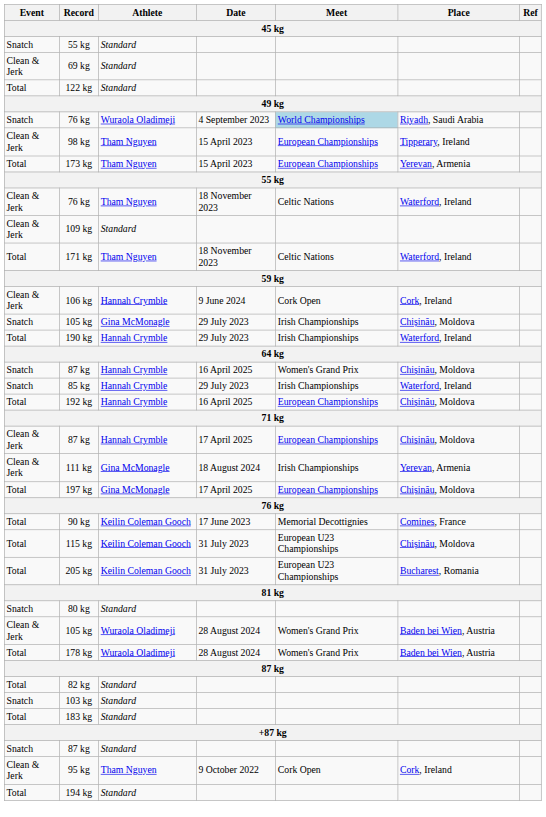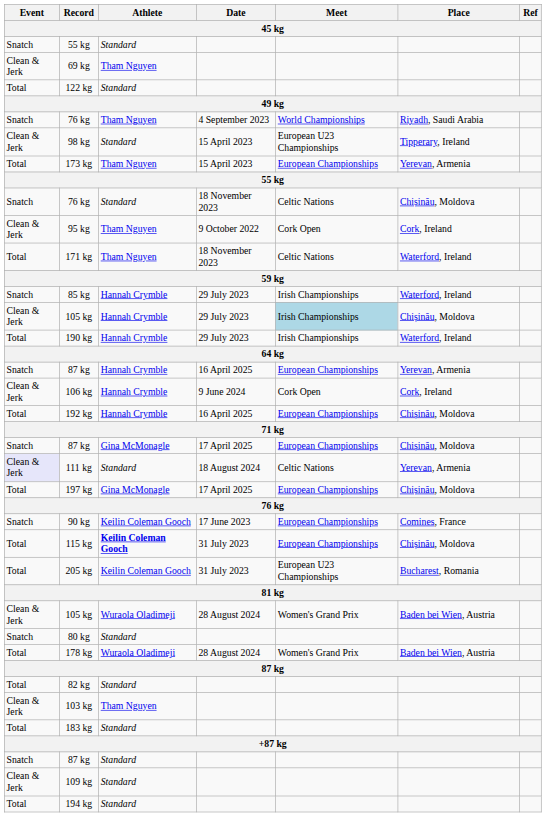(118, 66) Standard -> (129, 66) Tham Nguyen
(138, 120) Wuraola Oladimeji -> (129, 120) Tham Nguyen
(321, 120) lightblue background -> (321, 120) no background
(129, 142) Tham Nguyen -> (118, 142) Standard
(328, 142) European Championships -> (308, 142) European U23 Championships
(23, 201) Clean & Jerk -> (20, 201) Snatch
(129, 201) Tham Nguyen -> (118, 201) Standard
(436, 201) Waterford, Ireland -> (437, 201) Chișinău, Moldova
rows swapped: (79, 770) <-> (79, 229)
rows swapped: (79, 386) <-> (79, 300)
(20, 322) Snatch -> (23, 316) Clean & Jerk
(135, 322) Gina McMonagle -> (134, 316) Hannah Crymble
(318, 322) no background -> (318, 316) lightblue background
(318, 370) Women's Grand Prix -> (328, 370) European Championships
(437, 370) Chișinău, Moldova -> (435, 370) Yerevan, Armenia
(23, 440) Clean & Jerk -> (20, 446) Snatch
(134, 440) Hannah Crymble -> (135, 446) Gina McMonagle
(23, 468) no background -> (23, 468) lavender background
(135, 468) Gina McMonagle -> (118, 468) Standard
(318, 468) Irish Championships -> (306, 468) Celtic Nations
(16, 521) Total -> (20, 521) Snatch
(323, 521) Memorial Decottignies -> (328, 521) European Championships
(146, 543) normal -> (133, 543) bold
(308, 543) European U23 Championships -> (328, 543) European Championships
rows swapped: (79, 609) <-> (79, 630)
(20, 700) Snatch -> (23, 706) Clean & Jerk
(118, 700) Standard -> (129, 706) Tham Nguyen
